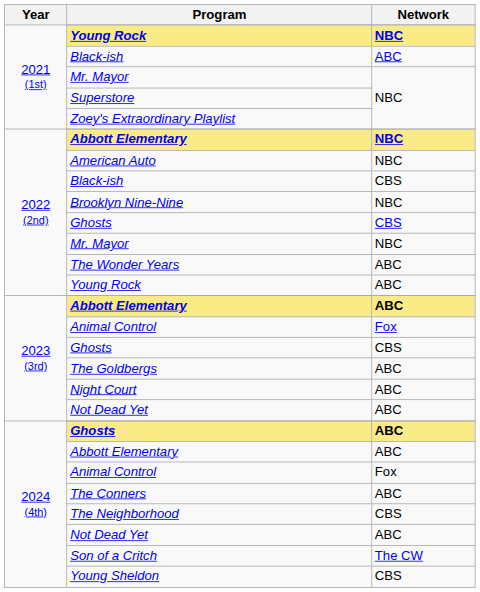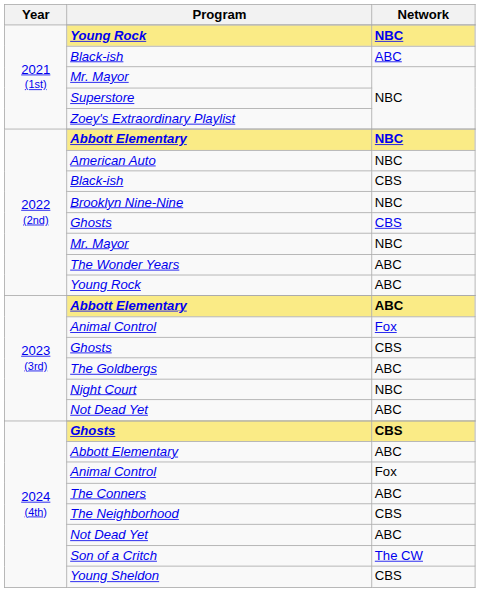(388, 389) ABC -> (389, 389) NBC
(389, 431) ABC -> (389, 431) CBS
